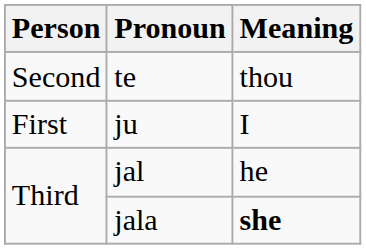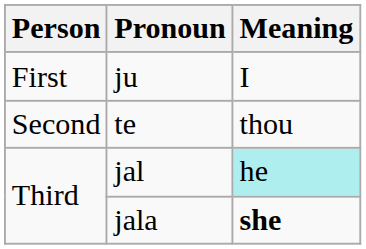rows swapped: (126, 123) <-> (125, 76)
(254, 171) no background -> (254, 171) paleturquoise background
